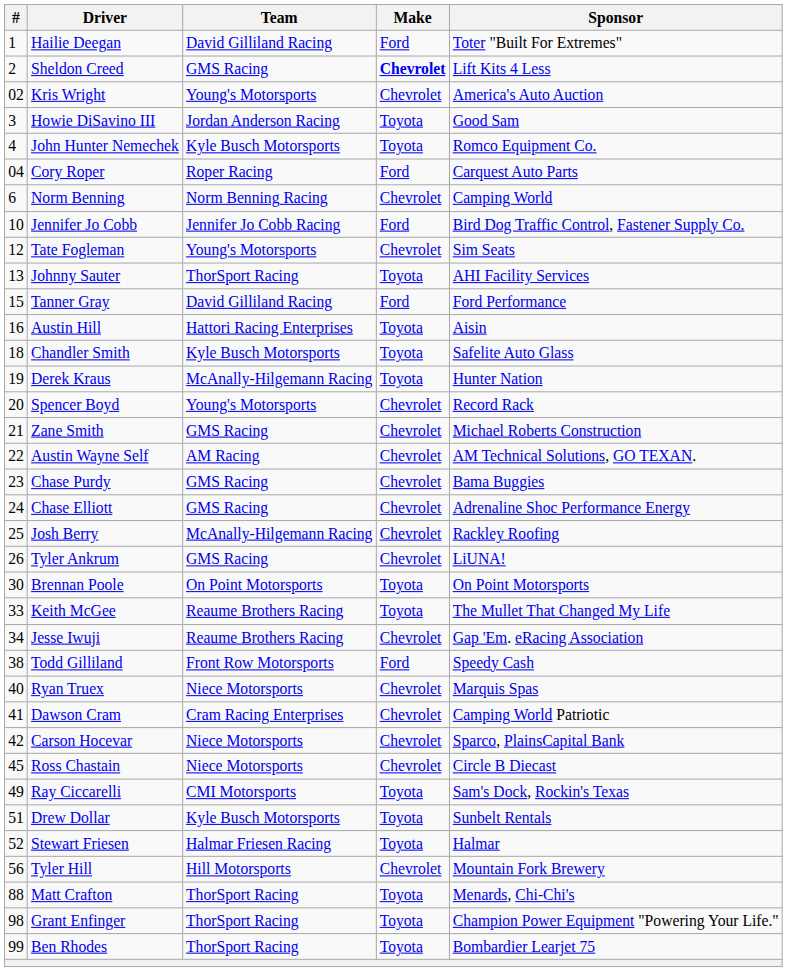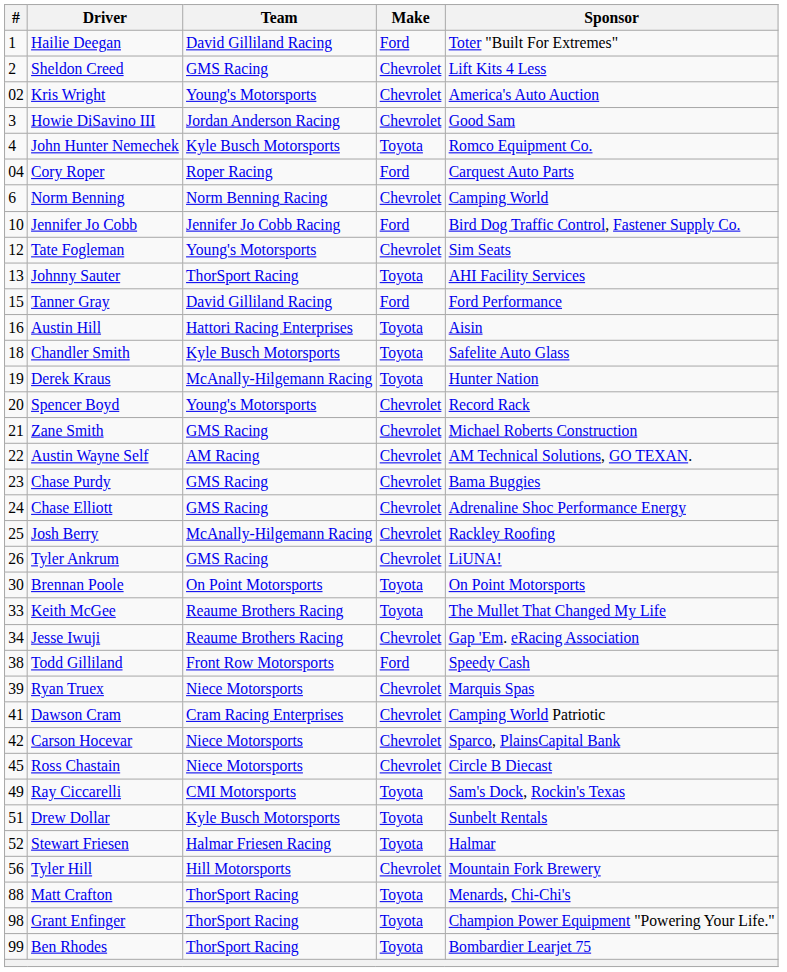(413, 69) bold -> (411, 69) normal
(401, 120) Toyota -> (411, 120) Chevrolet
(16, 688) 40 -> (16, 688) 39
